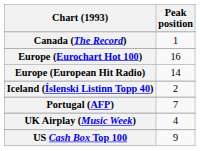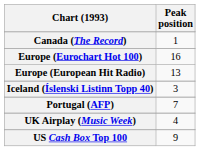(176, 72) 14 -> (176, 72) 13
(176, 89) 2 -> (176, 89) 3
